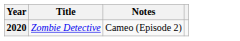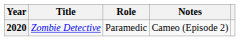+ column: (126, 12)
